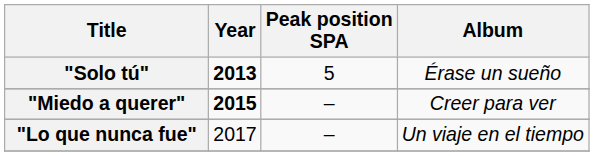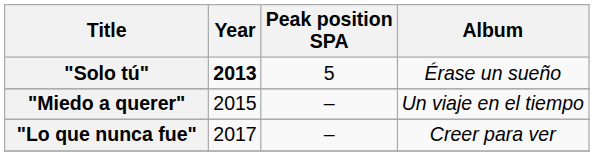(235, 103) bold -> (235, 103) normal
(493, 103) Creer para ver -> (493, 103) Un viaje en el tiempo
(493, 134) Un viaje en el tiempo -> (493, 134) Creer para ver
